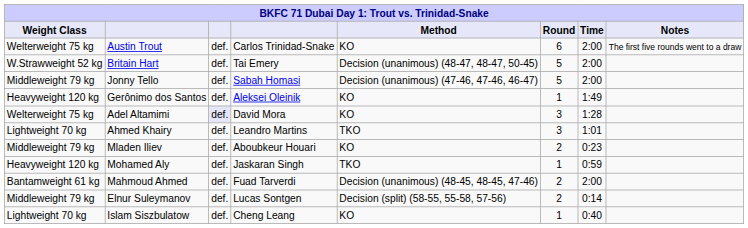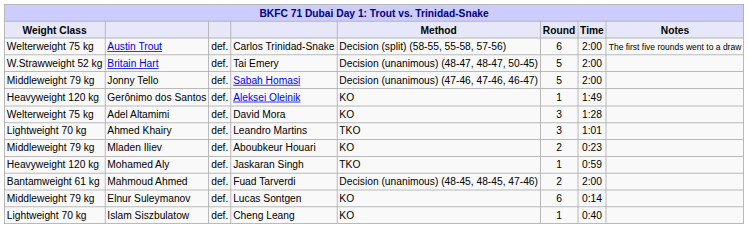(347, 46) KO -> (423, 46) Decision (split) (58-55, 55-58, 57-56)
(220, 114) lavender background -> (220, 114) no background
(423, 198) Decision (split) (58-55, 55-58, 57-56) -> (347, 198) KO
(559, 198) 2 -> (559, 198) 6
